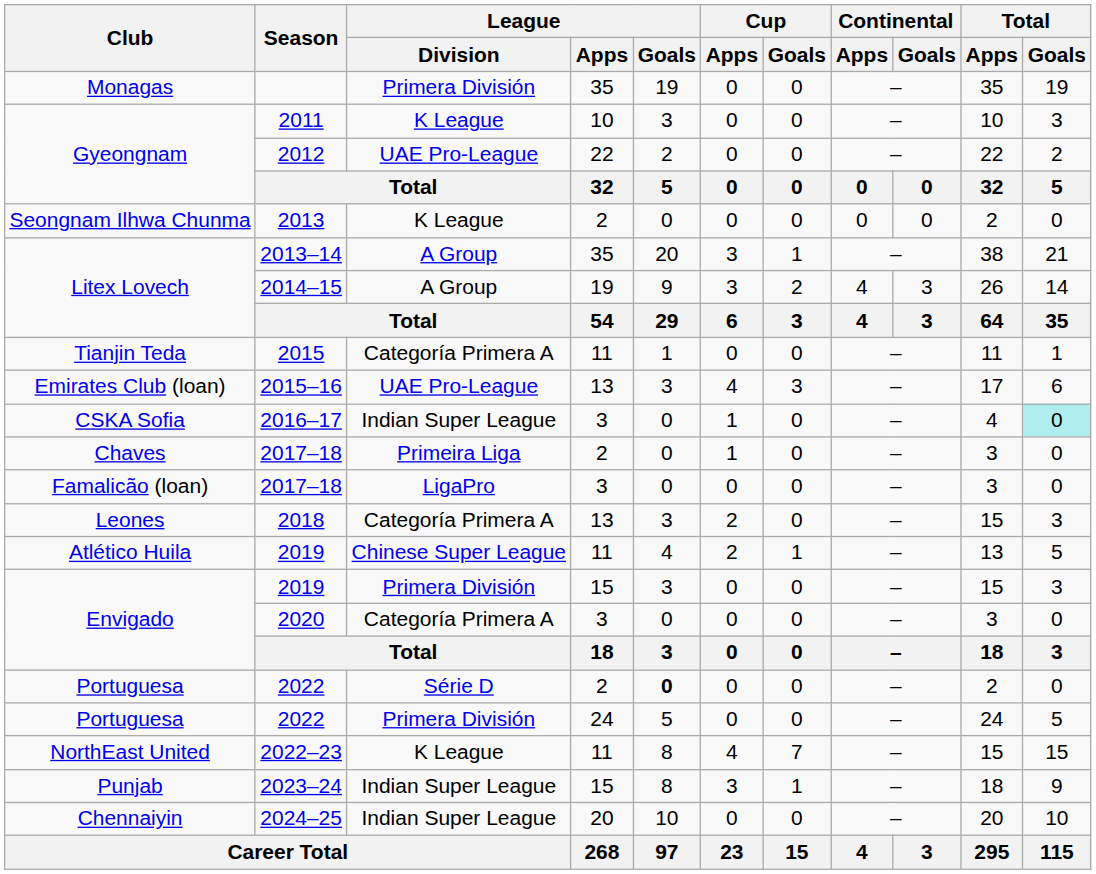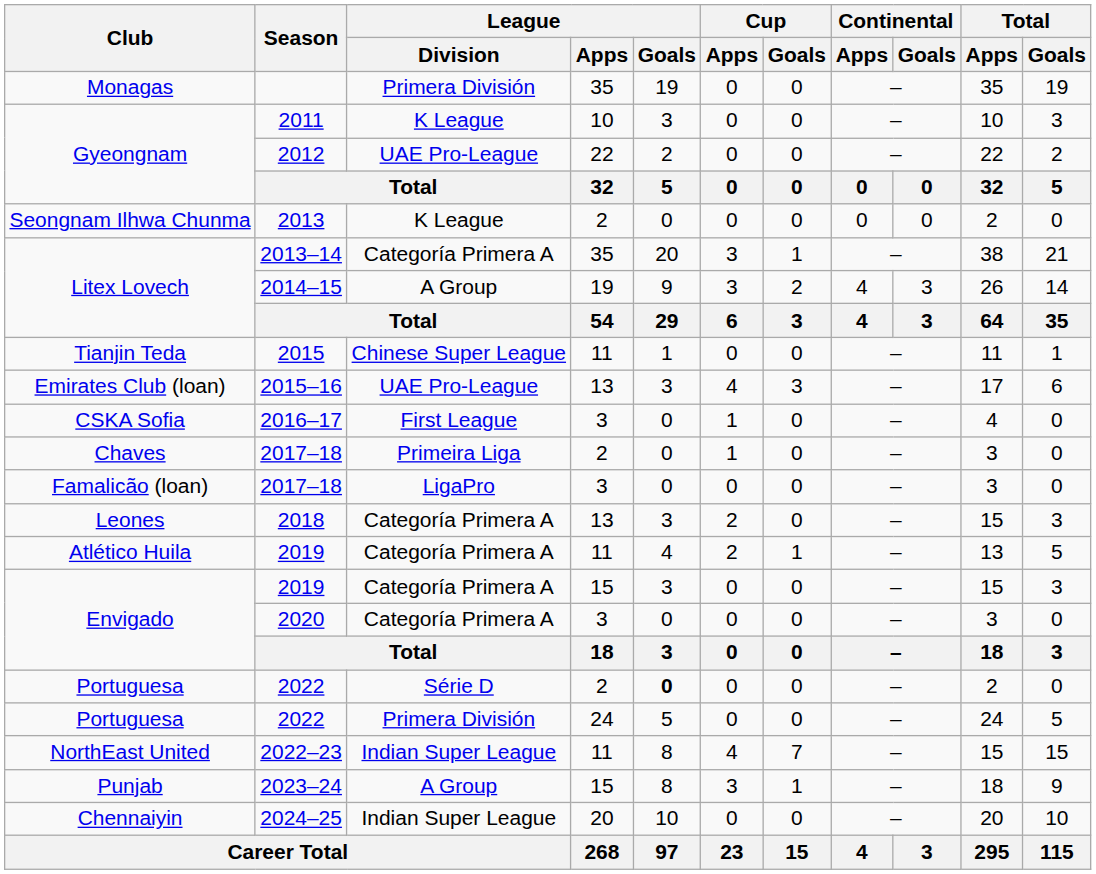(459, 253) A Group -> (459, 253) Categoría Primera A
(459, 353) Categoría Primera A -> (459, 353) Chinese Super League
(459, 420) Indian Super League -> (459, 420) First League
(1057, 420) paleturquoise background -> (1057, 420) no background
(459, 552) Chinese Super League -> (459, 552) Categoría Primera A
(459, 586) Primera División -> (459, 586) Categoría Primera A
(459, 752) K League -> (459, 752) Indian Super League
(459, 785) Indian Super League -> (459, 785) A Group
